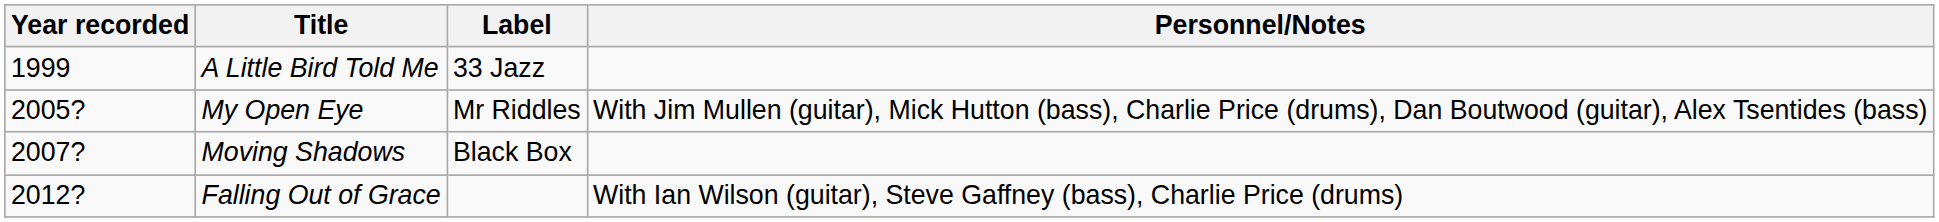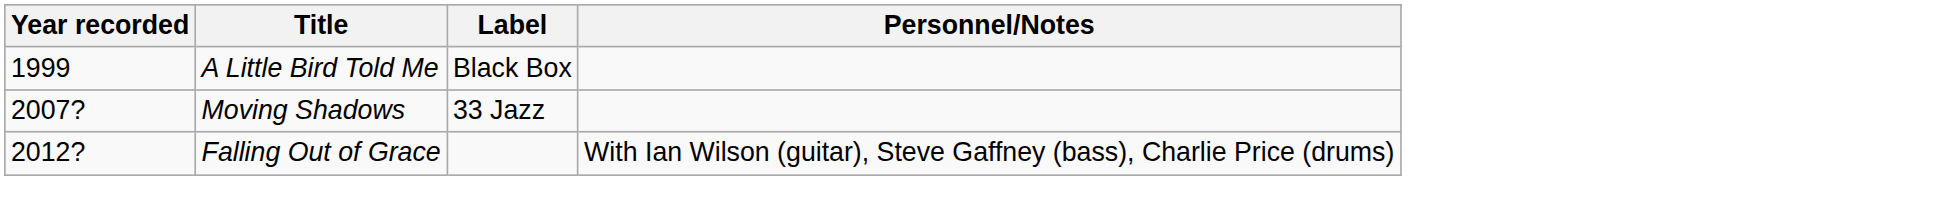(499, 68) 33 Jazz -> (512, 68) Black Box
- row: (282, 110)
(512, 152) Black Box -> (499, 110) 33 Jazz
